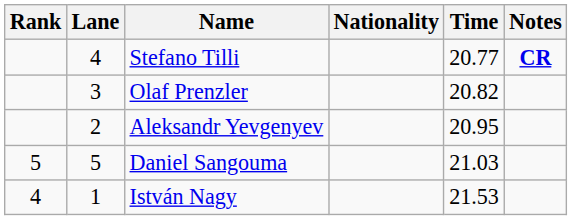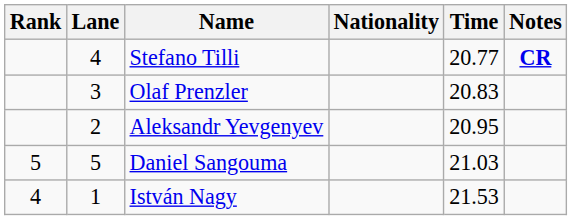(474, 92) 20.82 -> (474, 92) 20.83
